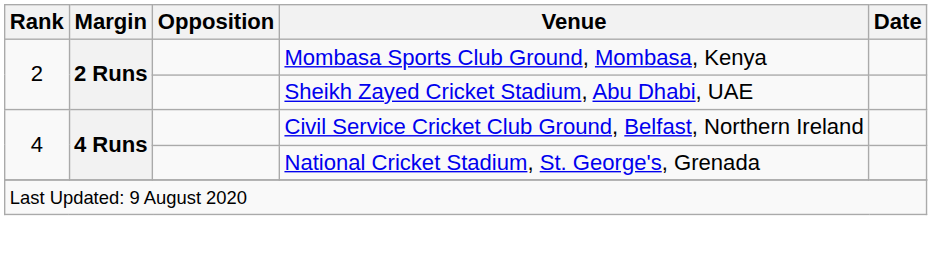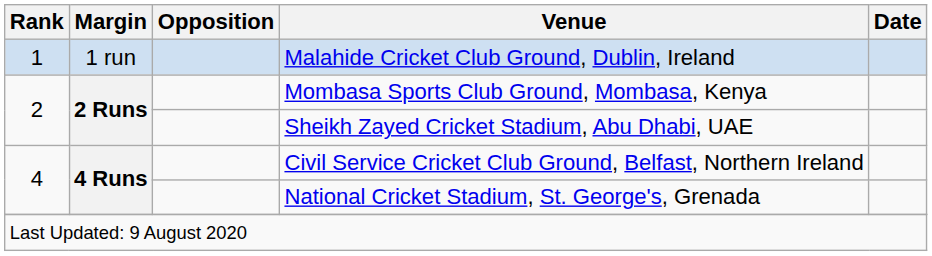+ row: (510, 57)
